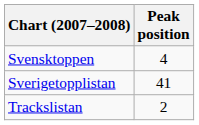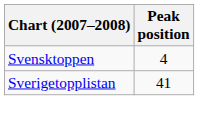- row: (45, 107)
